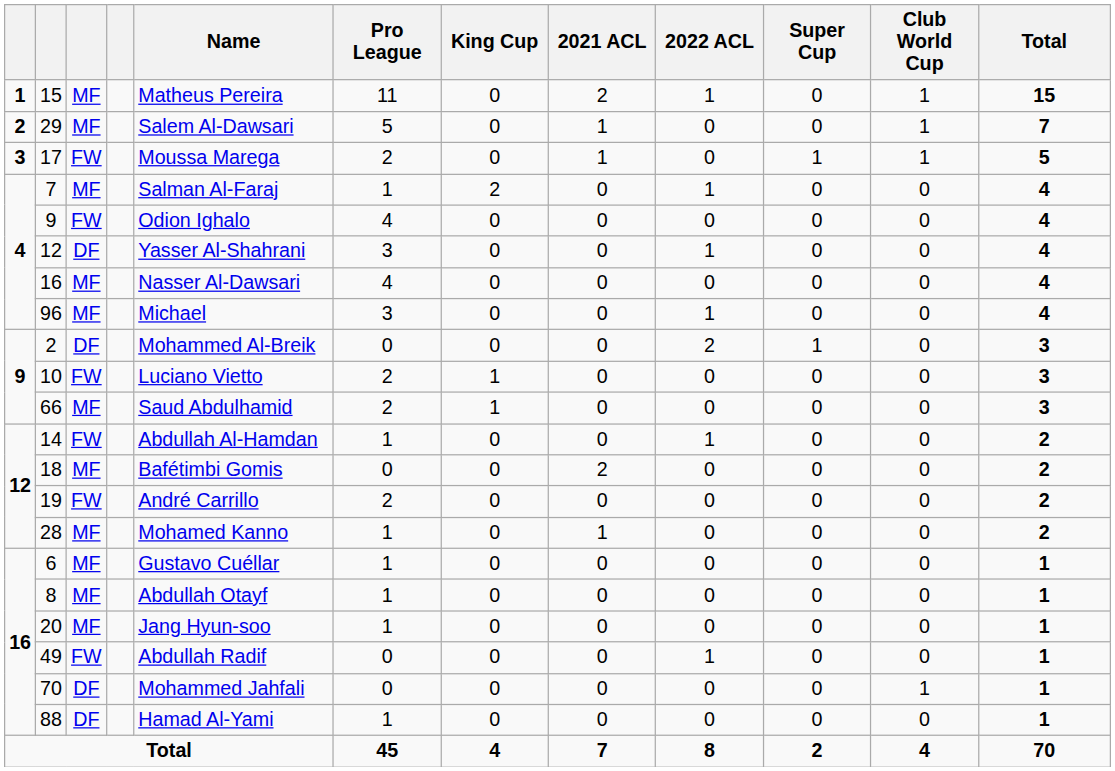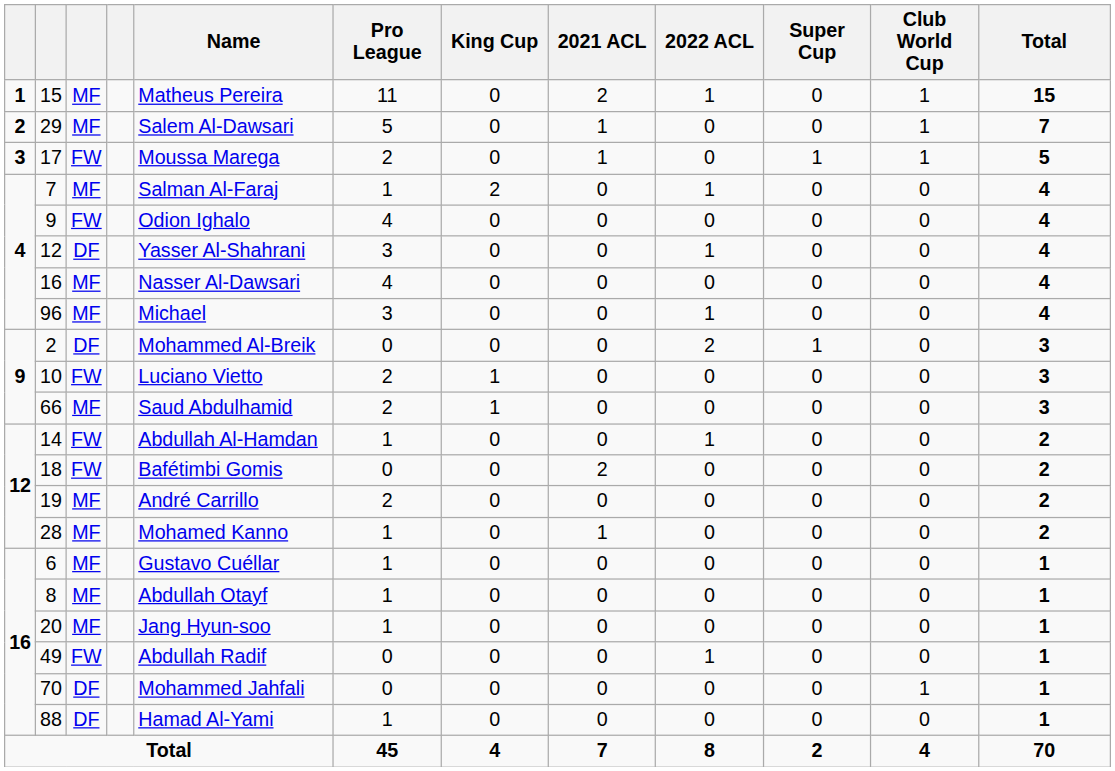(86, 470) MF -> (86, 470) FW
(86, 501) FW -> (86, 501) MF
